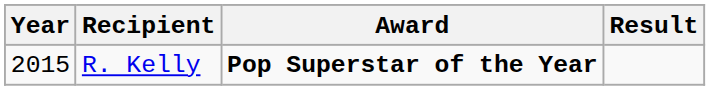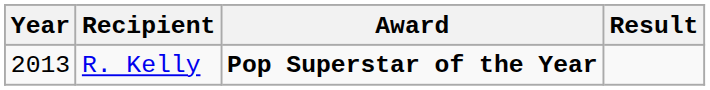(40, 65) 2015 -> (40, 65) 2013
